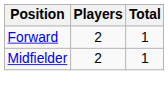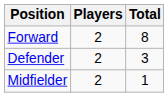(145, 37) 1 -> (145, 37) 8
+ row: (36, 59)
